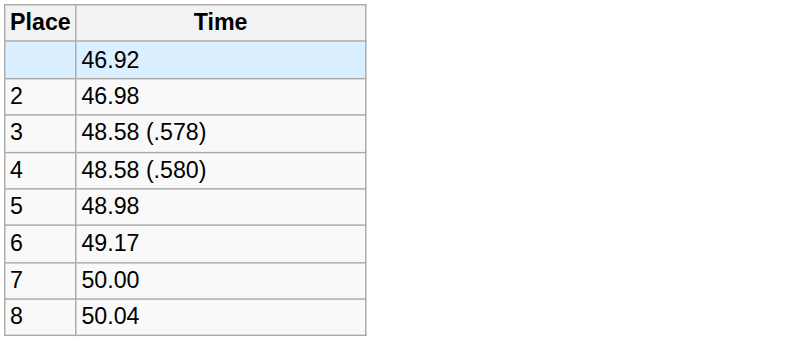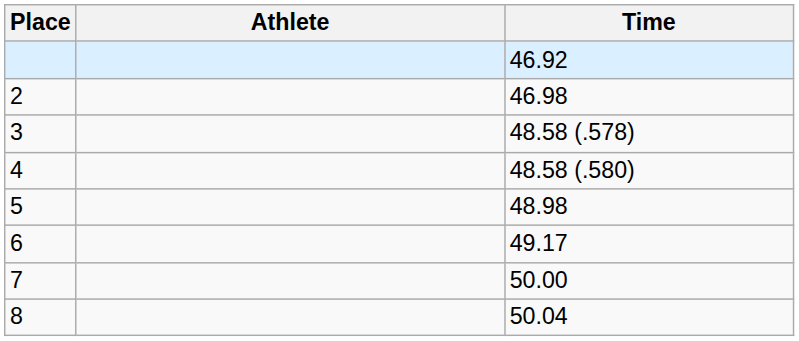+ column: (290, 22)
